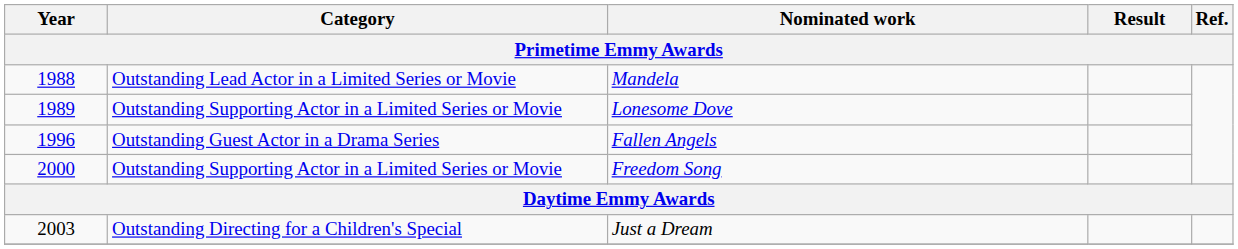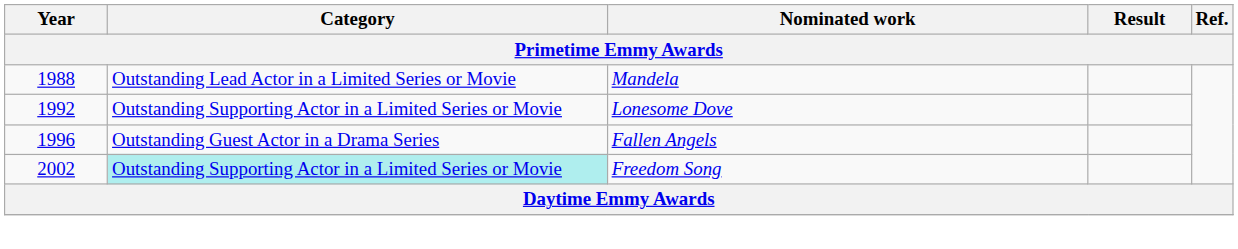(56, 109) 1989 -> (56, 109) 1992
(56, 169) 2000 -> (56, 169) 2002
(337, 169) no background -> (337, 169) paleturquoise background
- row: (662, 229)
